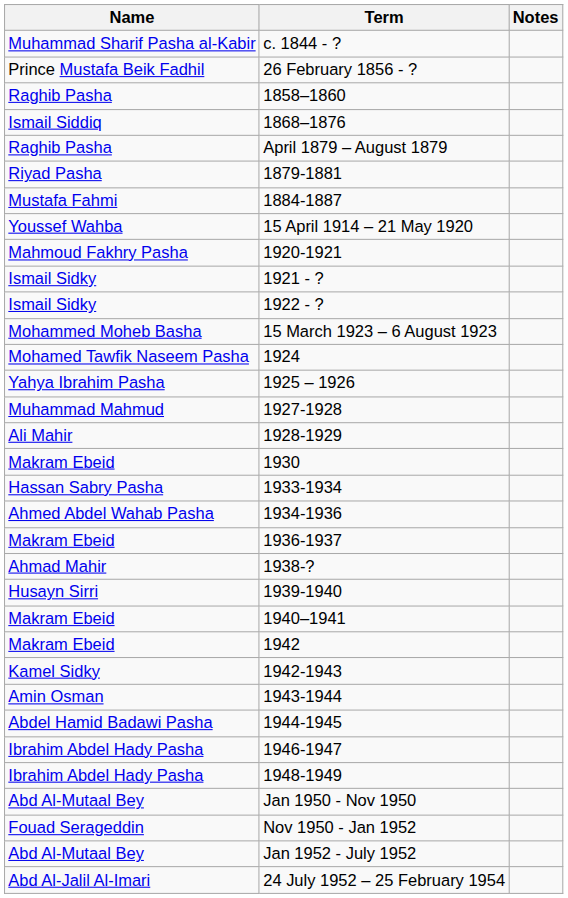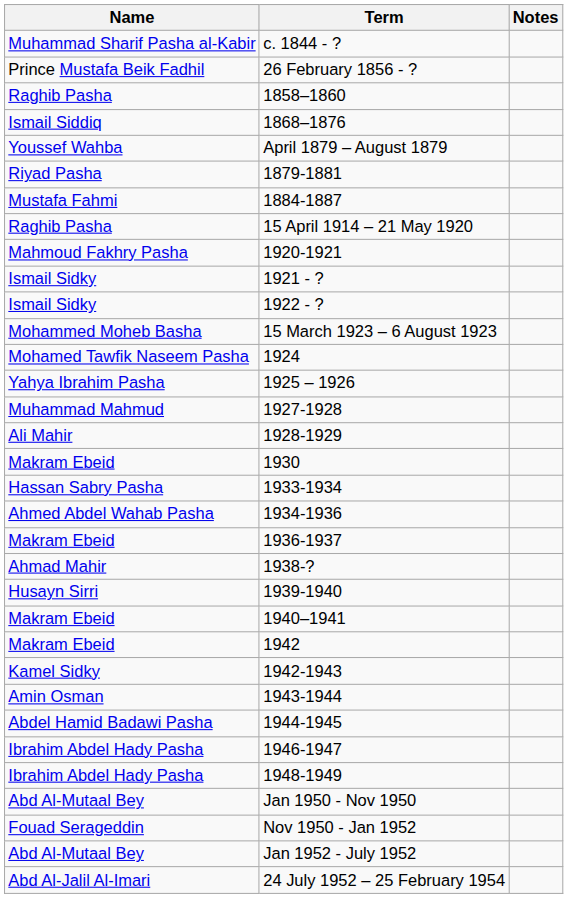(60, 148) Raghib Pasha -> (65, 148) Youssef Wahba
(65, 226) Youssef Wahba -> (60, 226) Raghib Pasha
